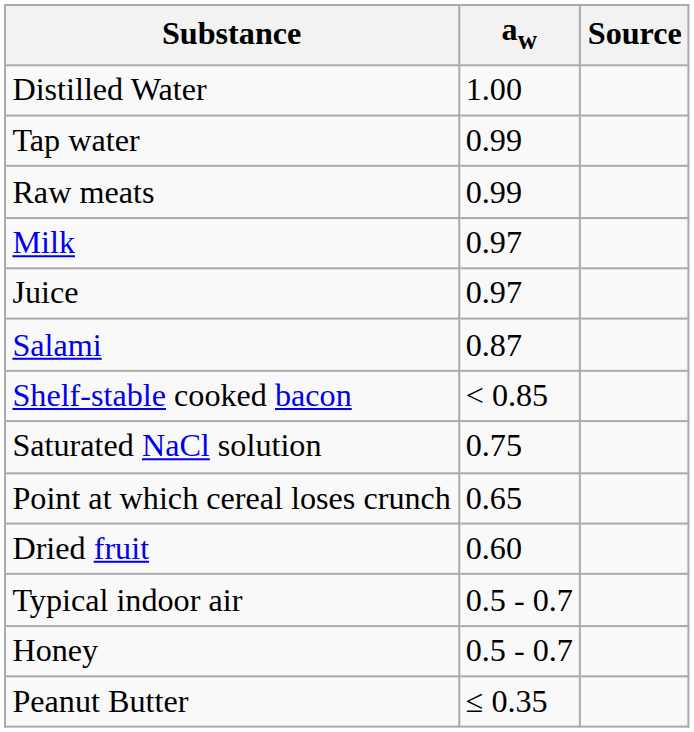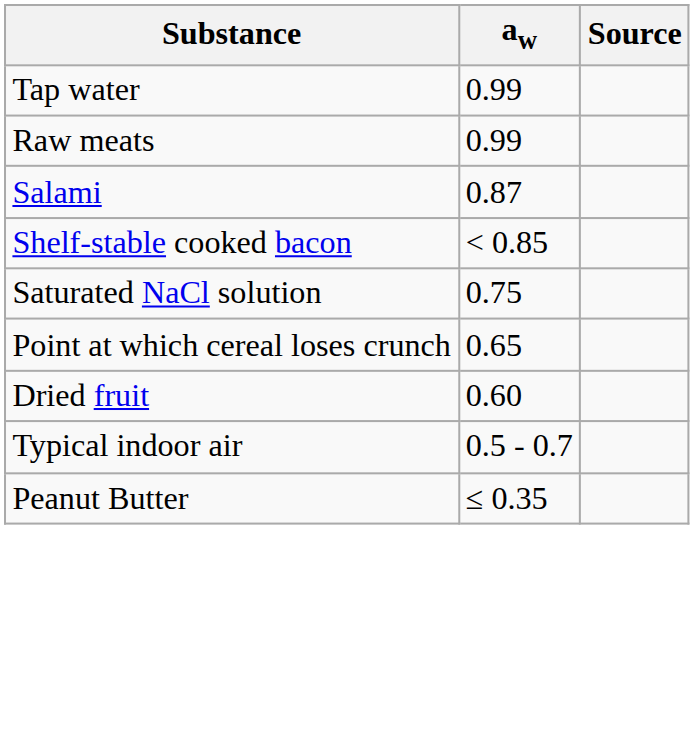- row: (110, 89)
- row: (44, 242)
- row: (45, 293)
- row: (55, 650)
